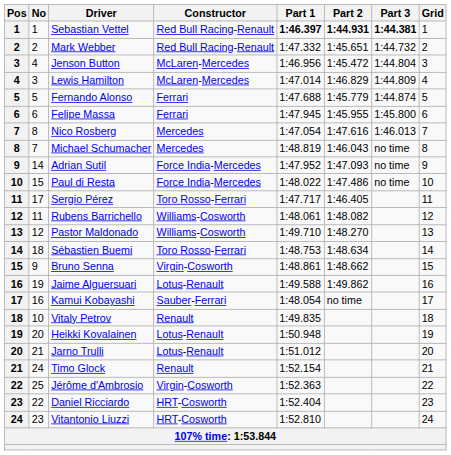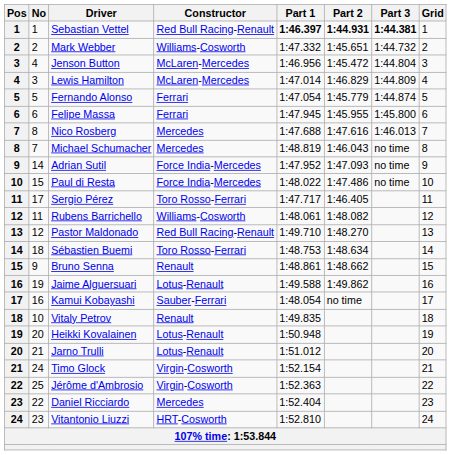(215, 46) Red Bull Racing-Renault -> (201, 46) Williams-Cosworth
(300, 97) 1:47.688 -> (300, 97) 1:47.054
(300, 131) 1:47.054 -> (300, 131) 1:47.688
(201, 233) Williams-Cosworth -> (215, 233) Red Bull Racing-Renault
(195, 266) Virgin-Cosworth -> (175, 266) Renault
(175, 368) Renault -> (195, 368) Virgin-Cosworth
(192, 402) HRT-Cosworth -> (180, 402) Mercedes
